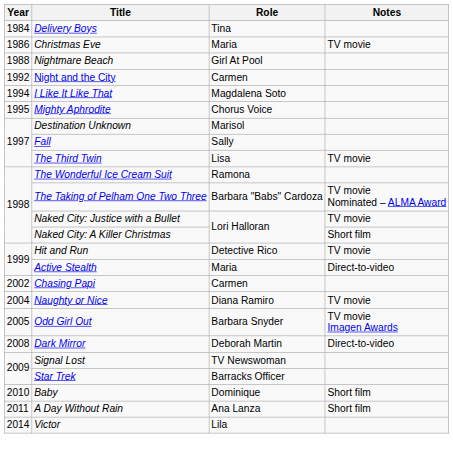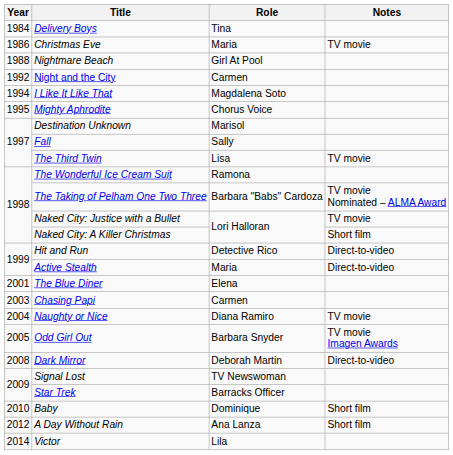(349, 251) TV movie -> (361, 251) Direct-to-video
+ row: (68, 283)
(18, 283) 2002 -> (18, 300) 2003
(18, 409) 2011 -> (18, 425) 2012
